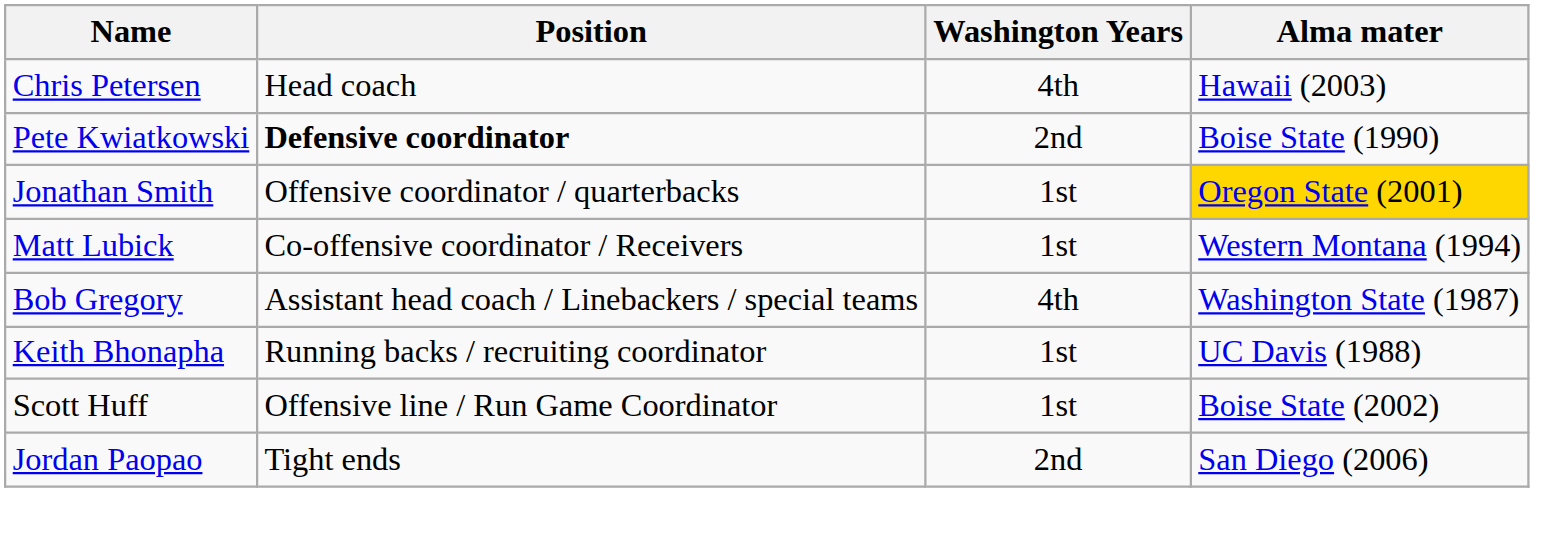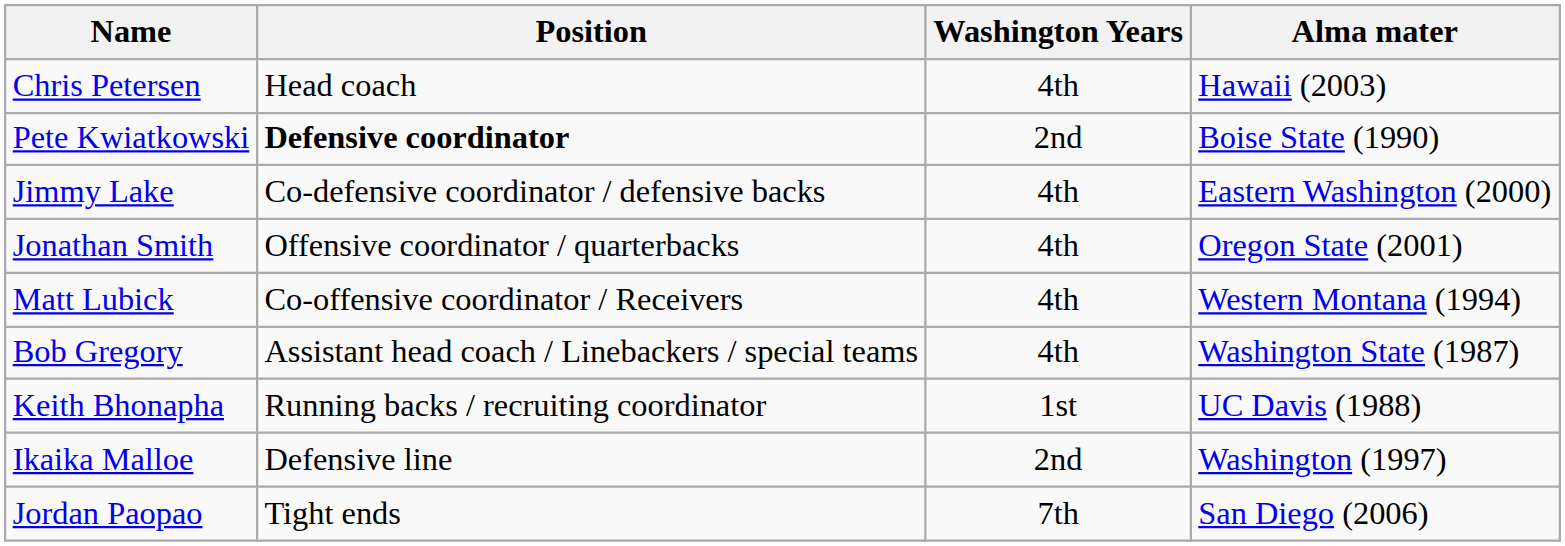+ row: (93, 191)
(1058, 191) 1st -> (1058, 245) 4th
(1330, 191) gold background -> (1330, 245) no background
(1058, 245) 1st -> (1058, 298) 4th
- row: (80, 405)
+ row: (103, 459)
(1058, 459) 2nd -> (1058, 512) 7th
